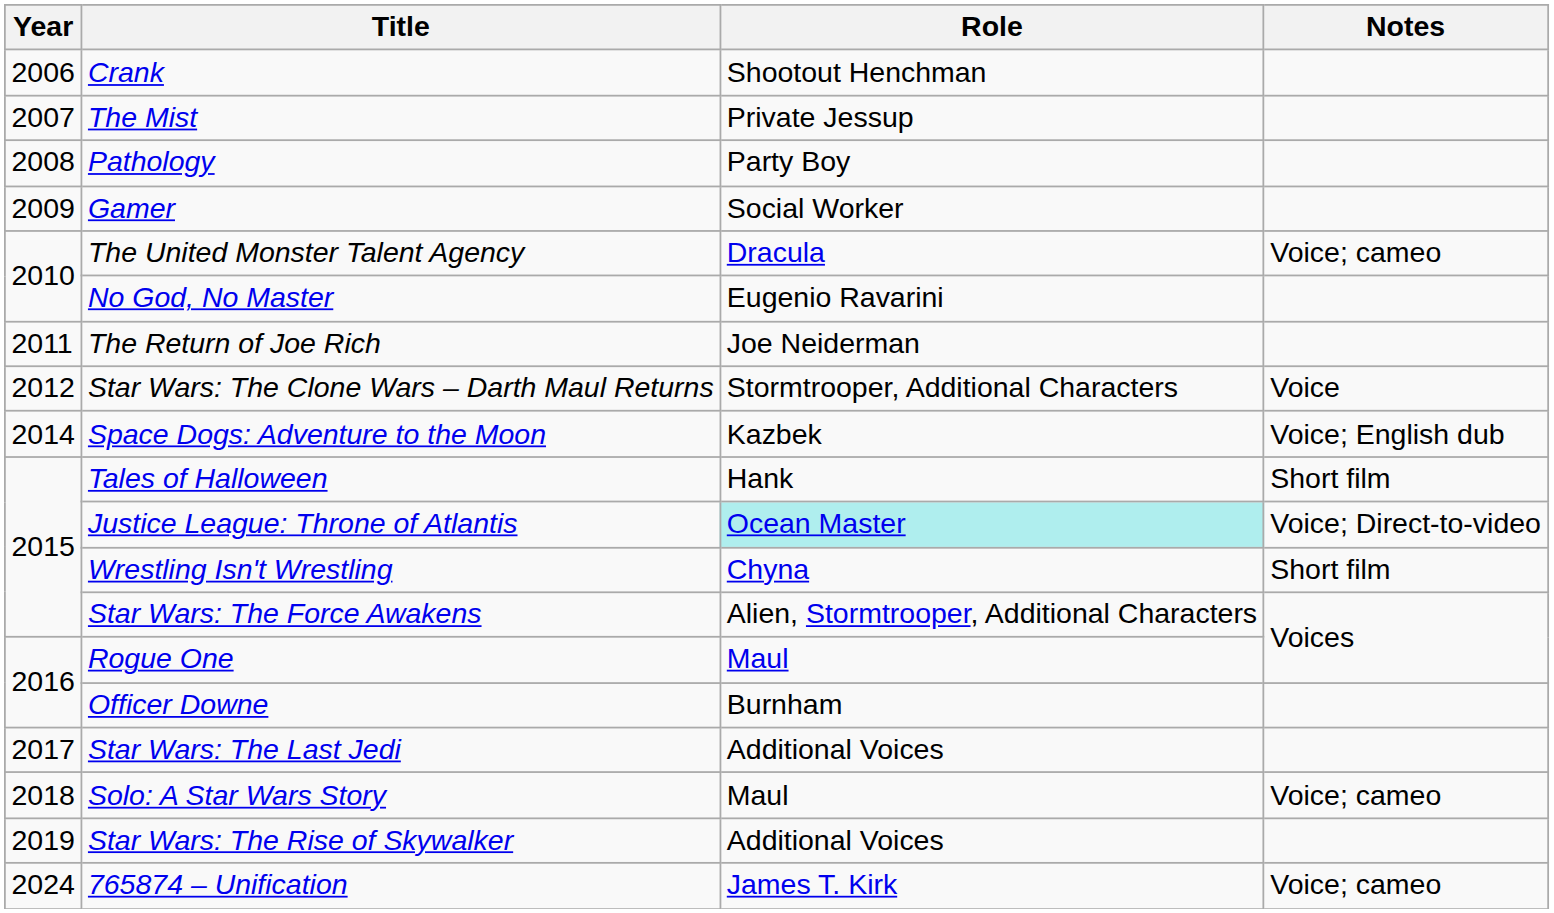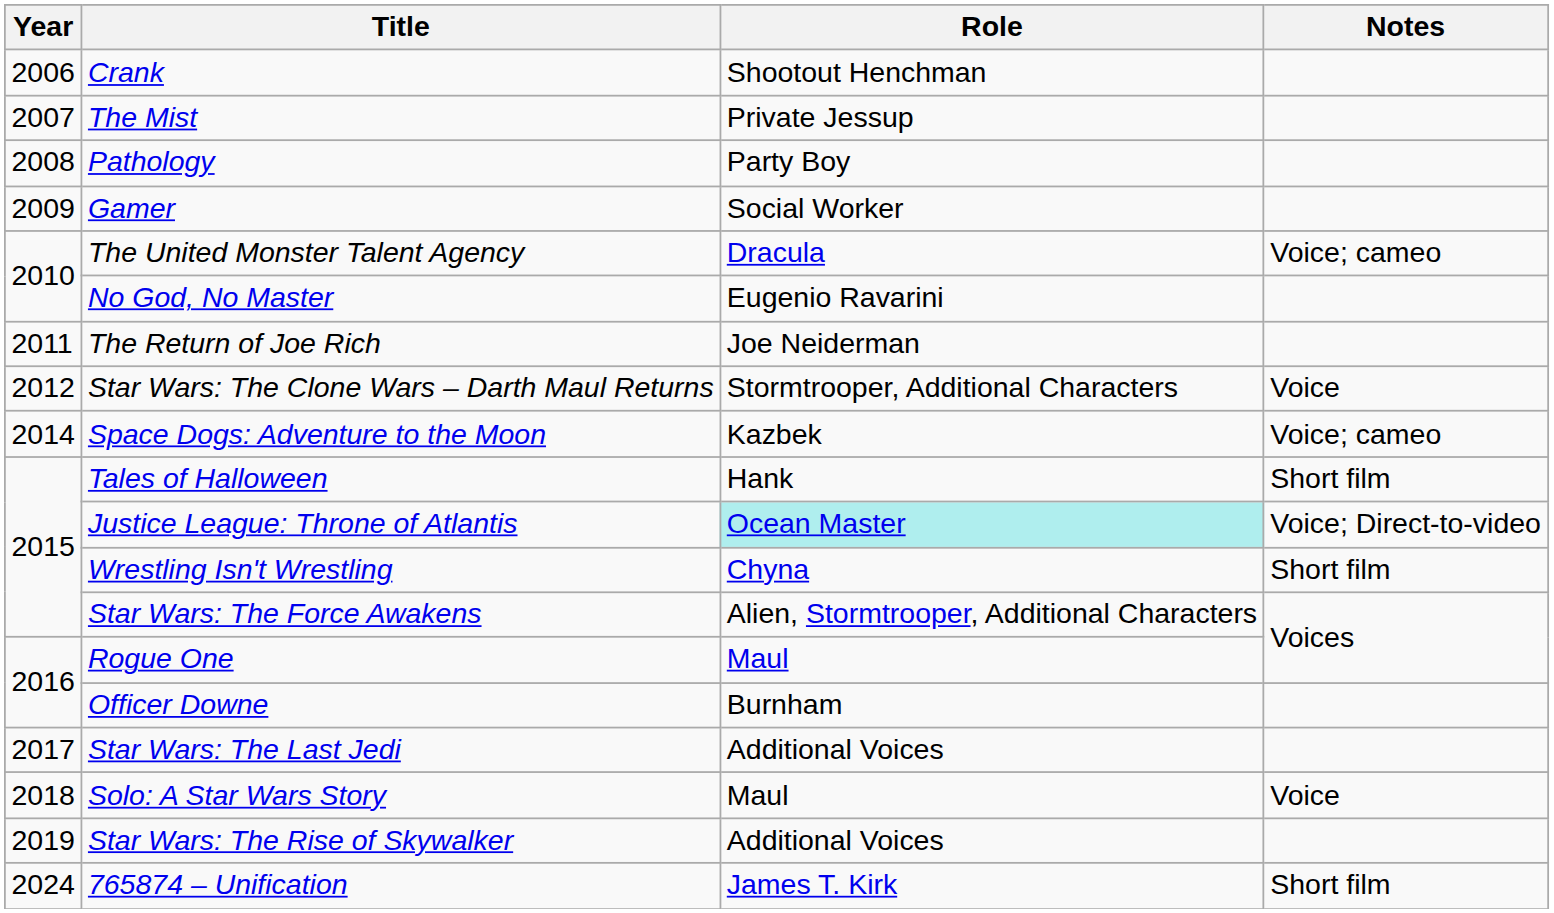(1387, 433) Voice; English dub -> (1356, 433) Voice; cameo
(1356, 794) Voice; cameo -> (1305, 794) Voice
(1356, 885) Voice; cameo -> (1330, 885) Short film
